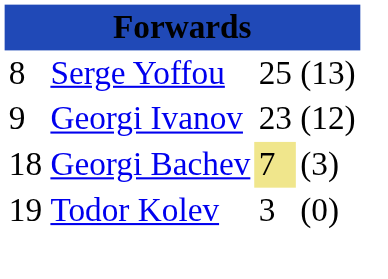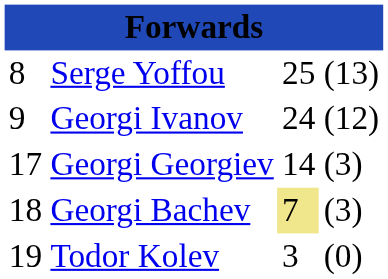(275, 118) 23 -> (299, 118) 24
+ row: (162, 164)
